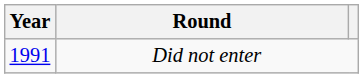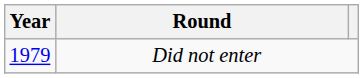(30, 55) 1991 -> (30, 55) 1979
